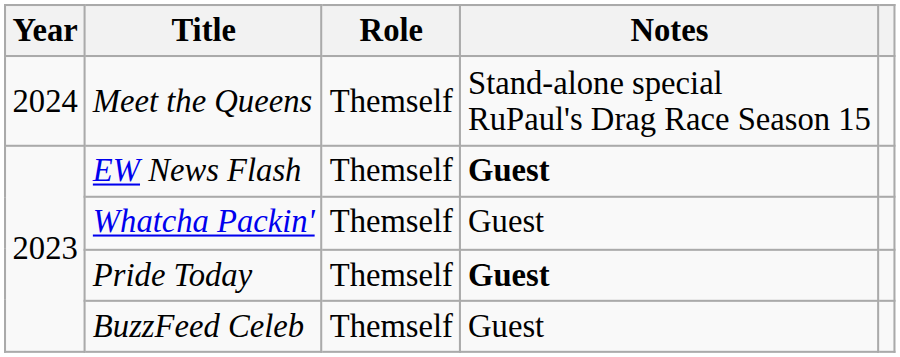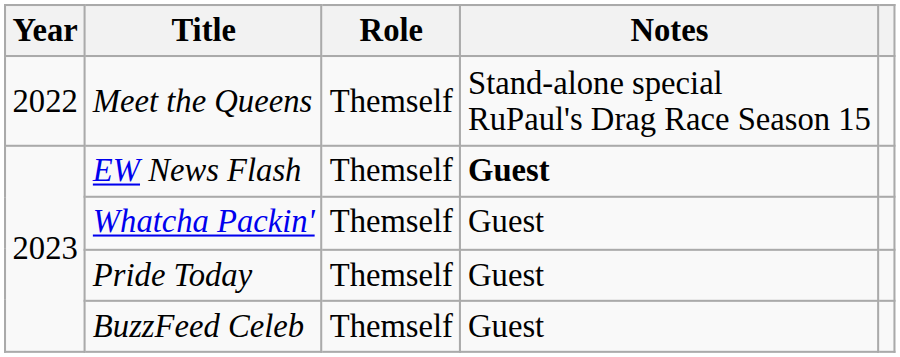(45, 100) 2024 -> (45, 100) 2022
(509, 274) bold -> (506, 274) normal
